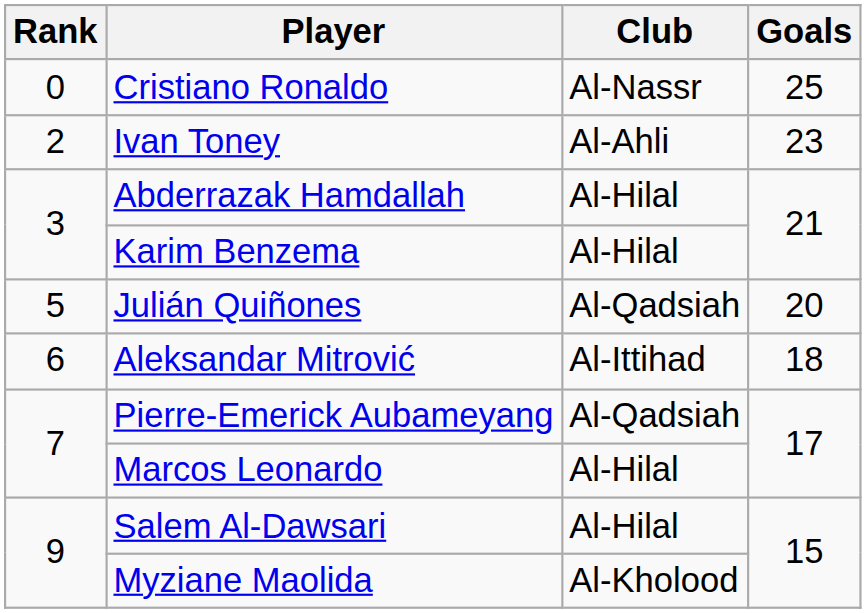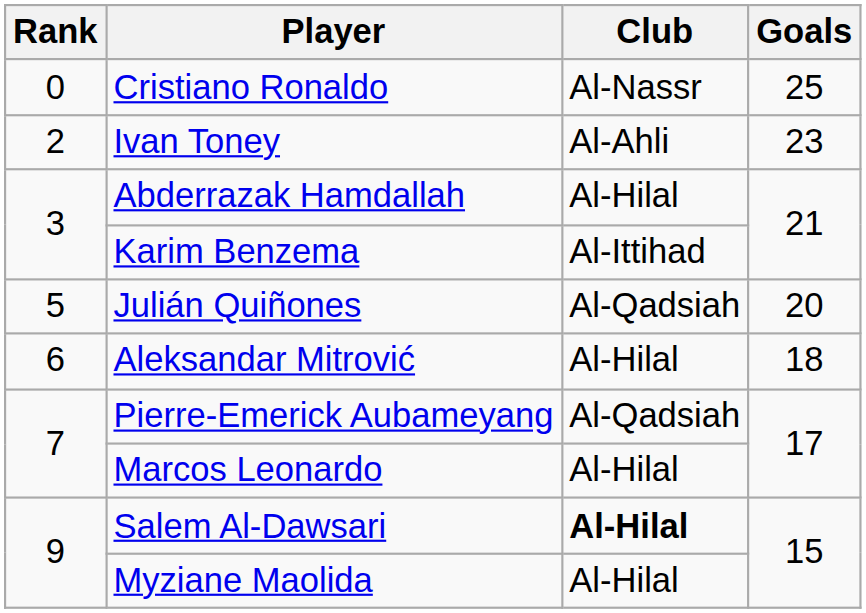(624, 251) Al-Hilal -> (637, 251) Al-Ittihad
(637, 360) Al-Ittihad -> (624, 360) Al-Hilal
(624, 525) normal -> (629, 525) bold
(654, 580) Al-Kholood -> (624, 580) Al-Hilal
